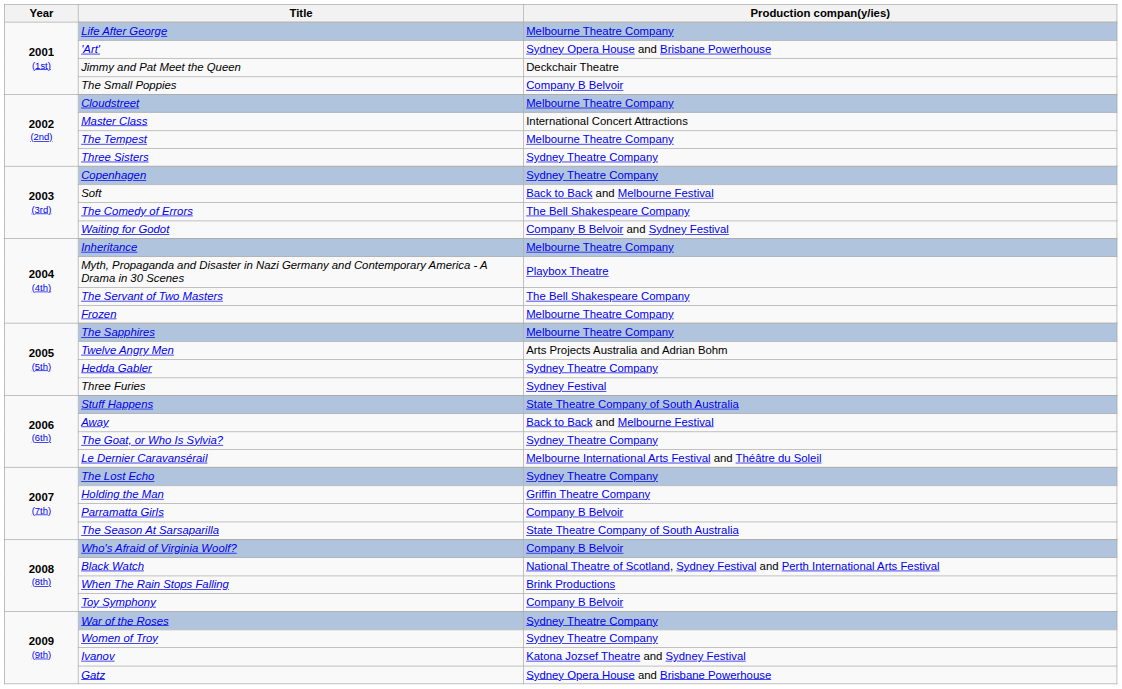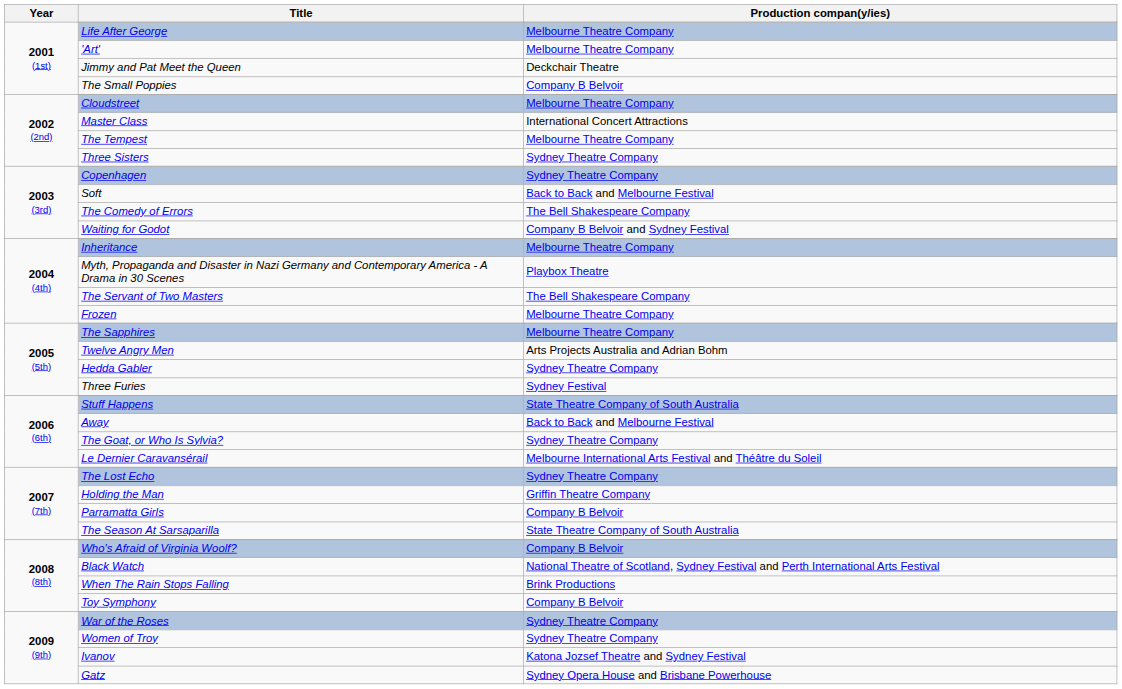(649, 49) Sydney Opera House and Brisbane Powerhouse -> (600, 49) Melbourne Theatre Company
